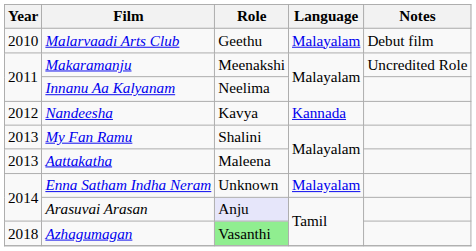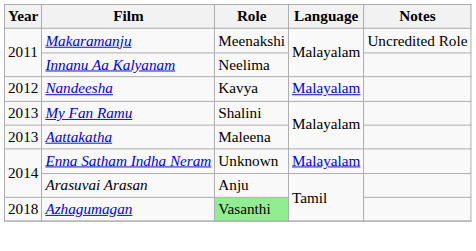- row: (112, 40)
(319, 112) Kannada -> (326, 88) Malayalam
(234, 209) lavender background -> (234, 185) no background
